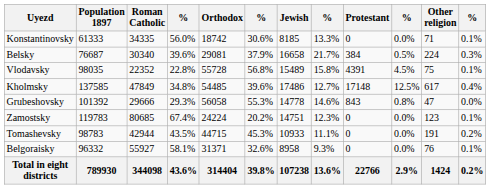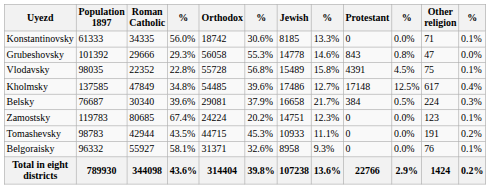rows swapped: (20, 54) <-> (35, 102)
